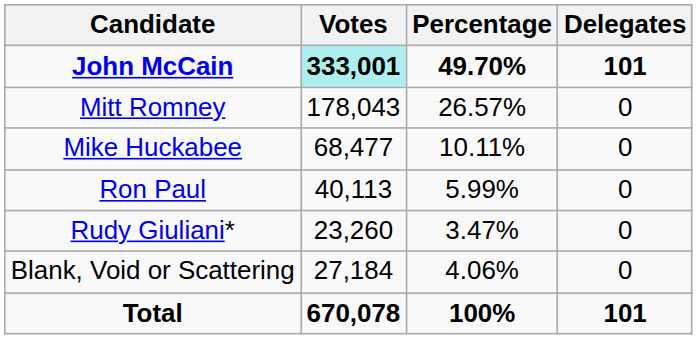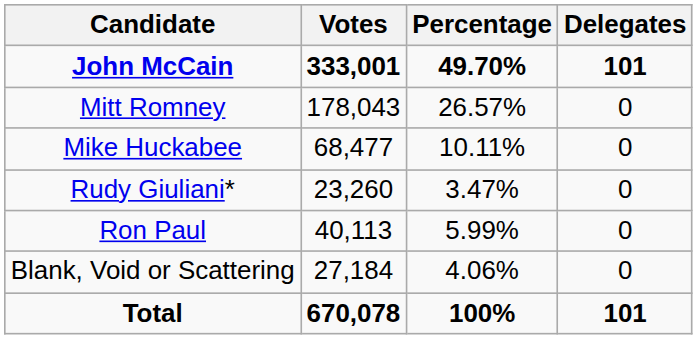(353, 66) paleturquoise background -> (353, 66) no background
rows swapped: (153, 189) <-> (153, 230)
